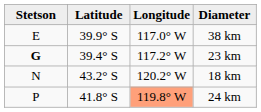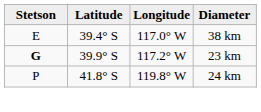(99, 35) 39.9° S -> (99, 35) 39.4° S
(99, 55) 39.4° S -> (99, 55) 39.9° S
- row: (224, 76)
(162, 96) lightsalmon background -> (162, 76) no background
